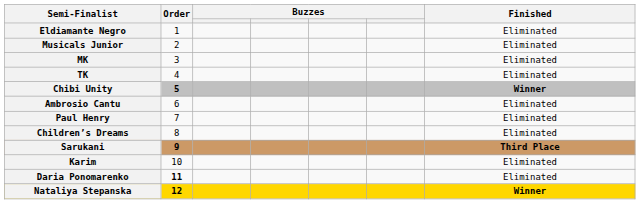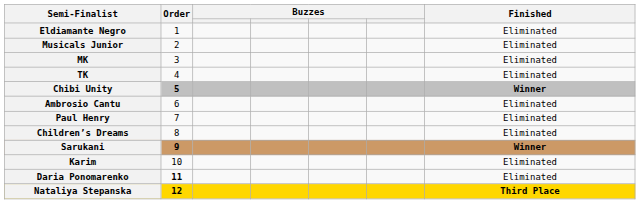(530, 147) Third Place -> (530, 147) Winner
(530, 191) Winner -> (530, 191) Third Place
